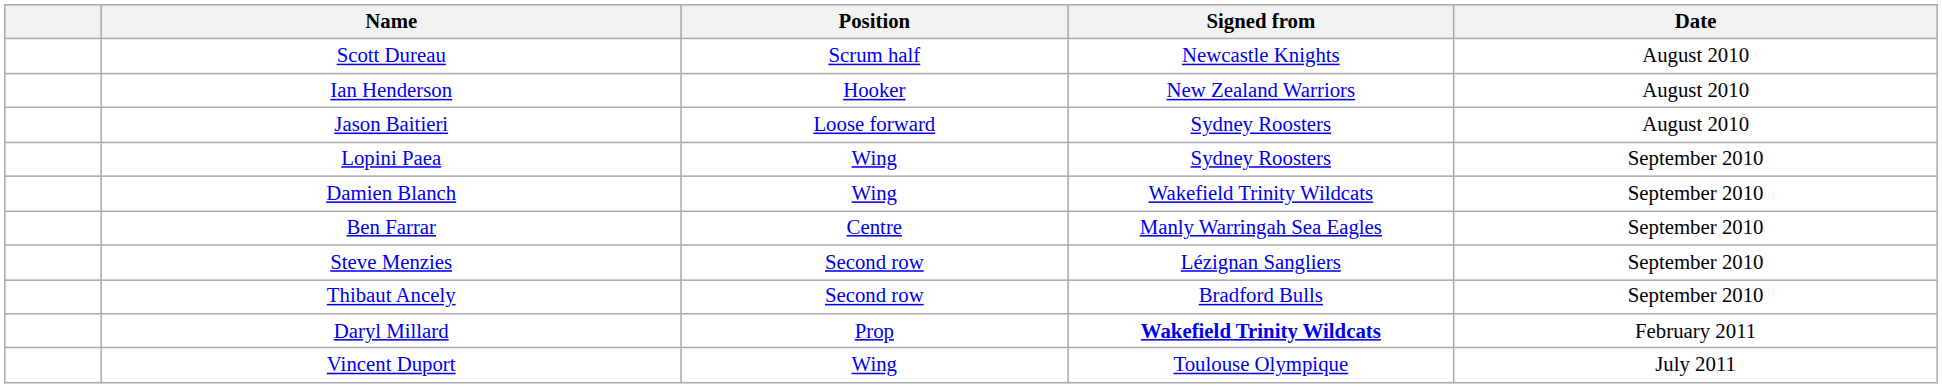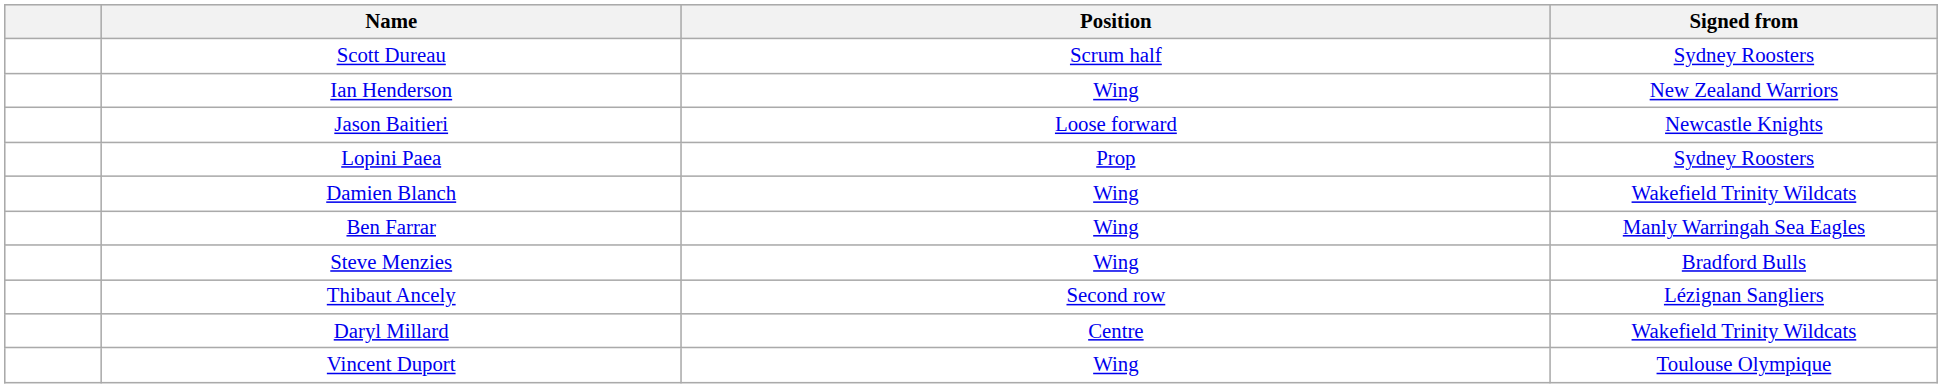- column: (1696, 21)
(1261, 55) Newcastle Knights -> (1744, 55) Sydney Roosters
(874, 89) Hooker -> (1116, 89) Wing
(1261, 124) Sydney Roosters -> (1744, 124) Newcastle Knights
(874, 158) Wing -> (1116, 158) Prop
(874, 227) Centre -> (1116, 227) Wing
(874, 261) Second row -> (1116, 261) Wing
(1261, 261) Lézignan Sangliers -> (1744, 261) Bradford Bulls
(1261, 295) Bradford Bulls -> (1744, 295) Lézignan Sangliers
(874, 330) Prop -> (1116, 330) Centre
(1261, 330) bold -> (1744, 330) normal
